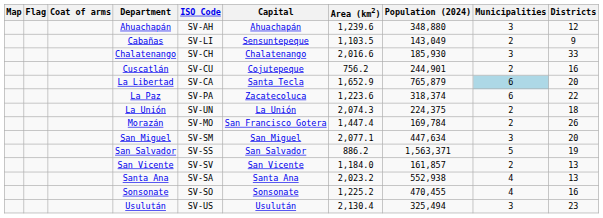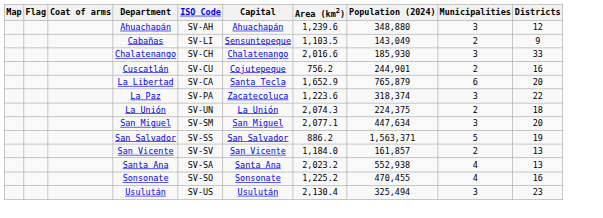(511, 82) lightblue background -> (475, 82) no background
(511, 96) 6 -> (475, 96) 3
- row: (146, 124)
